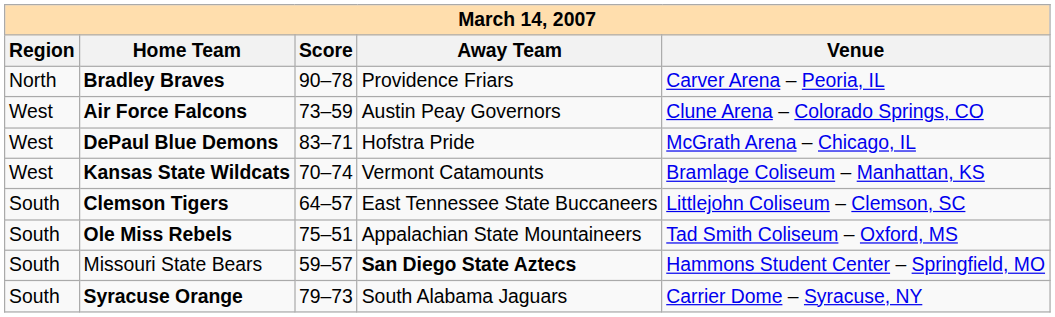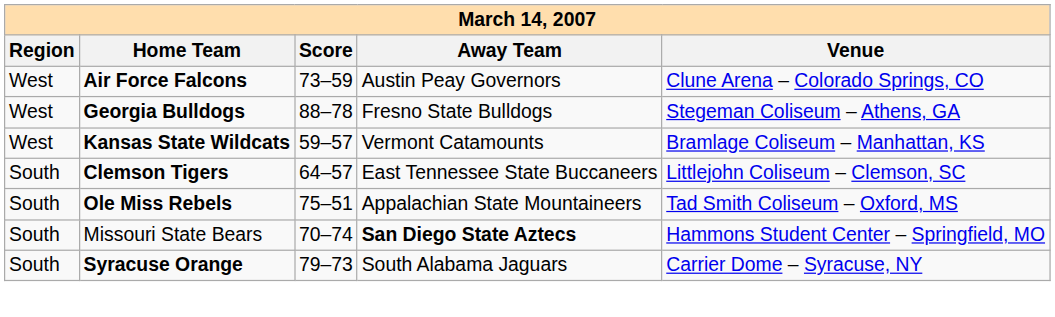- row: (154, 81)
+ row: (164, 111)
- row: (181, 142)
(326, 173) 70–74 -> (326, 142) 59–57
(326, 265) 59–57 -> (326, 234) 70–74
